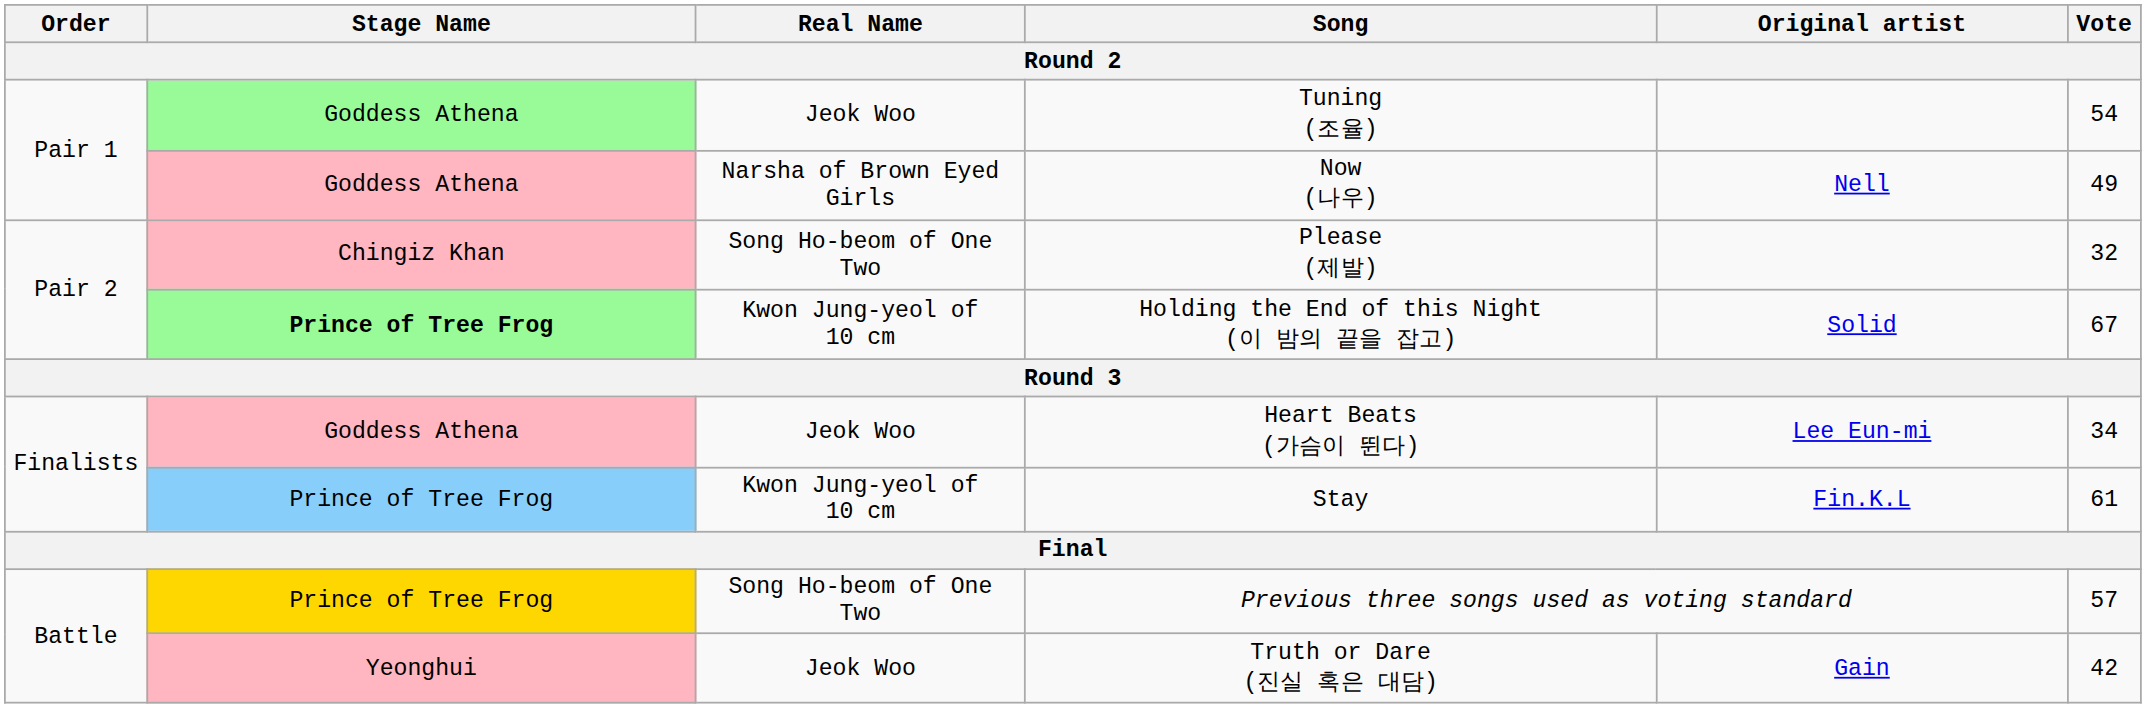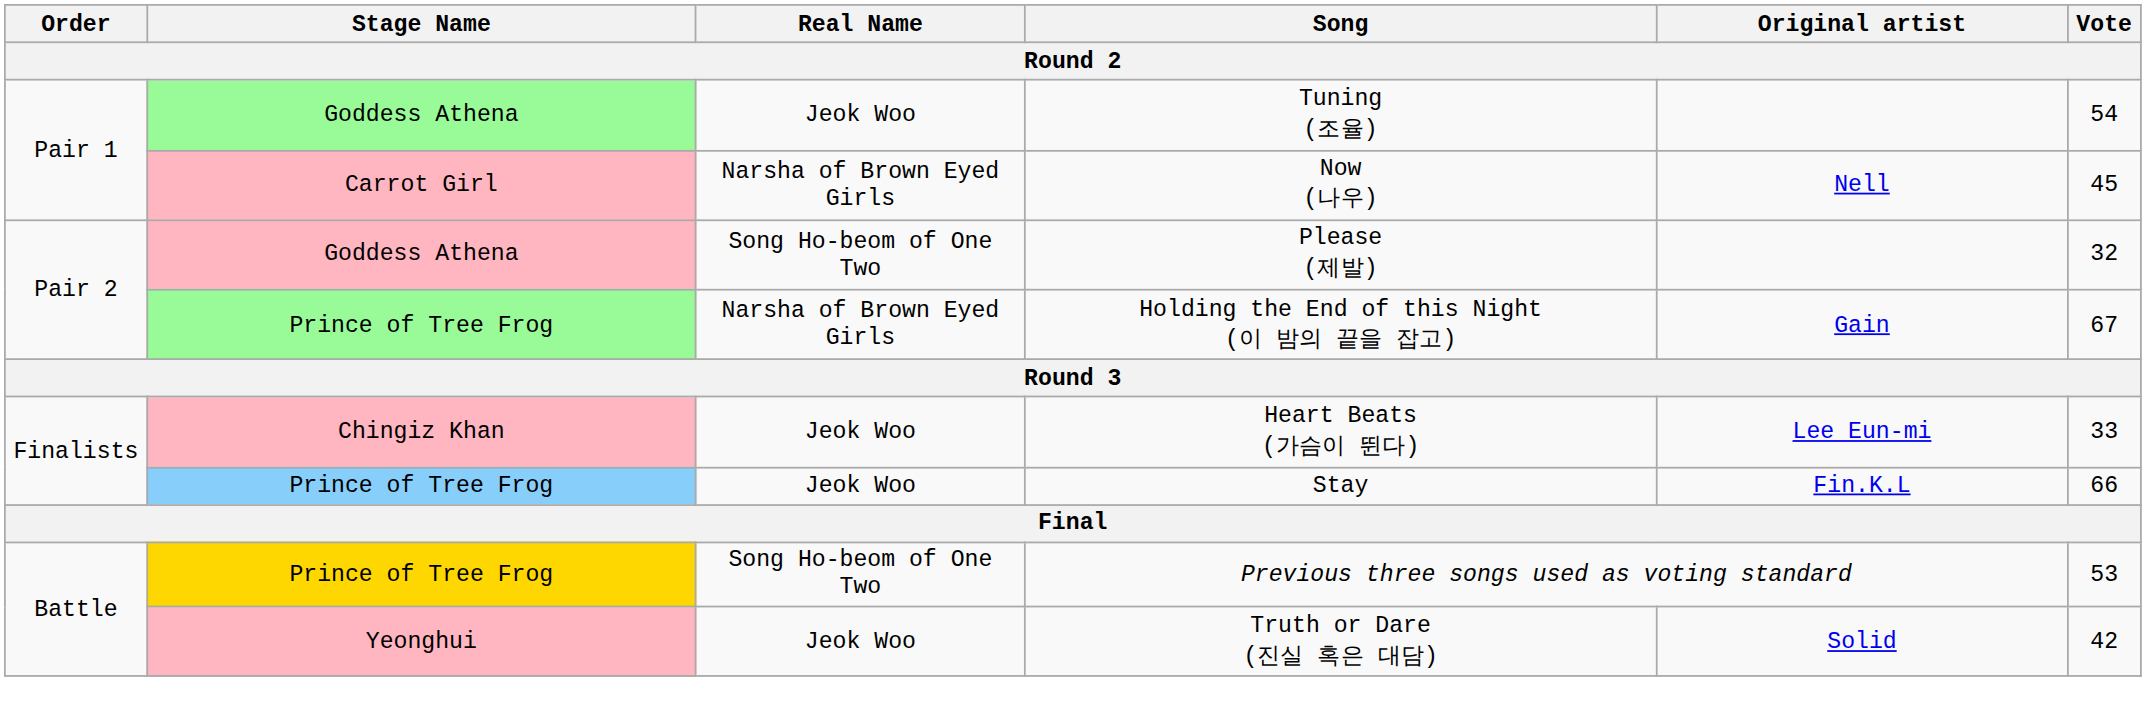(421, 185) Goddess Athena -> (421, 185) Carrot Girl
(2104, 185) 49 -> (2104, 185) 45
(421, 255) Chingiz Khan -> (421, 255) Goddess Athena
(421, 324) bold -> (421, 324) normal
(860, 324) Kwon Jung-yeol of 10 cm -> (860, 324) Narsha of Brown Eyed Girls
(1862, 324) Solid -> (1862, 324) Gain
(421, 432) Goddess Athena -> (421, 432) Chingiz Khan
(2104, 432) 34 -> (2104, 432) 33
(860, 499) Kwon Jung-yeol of 10 cm -> (860, 486) Jeok Woo
(2104, 499) 61 -> (2104, 486) 66
(2104, 601) 57 -> (2104, 574) 53
(1862, 668) Gain -> (1862, 642) Solid
